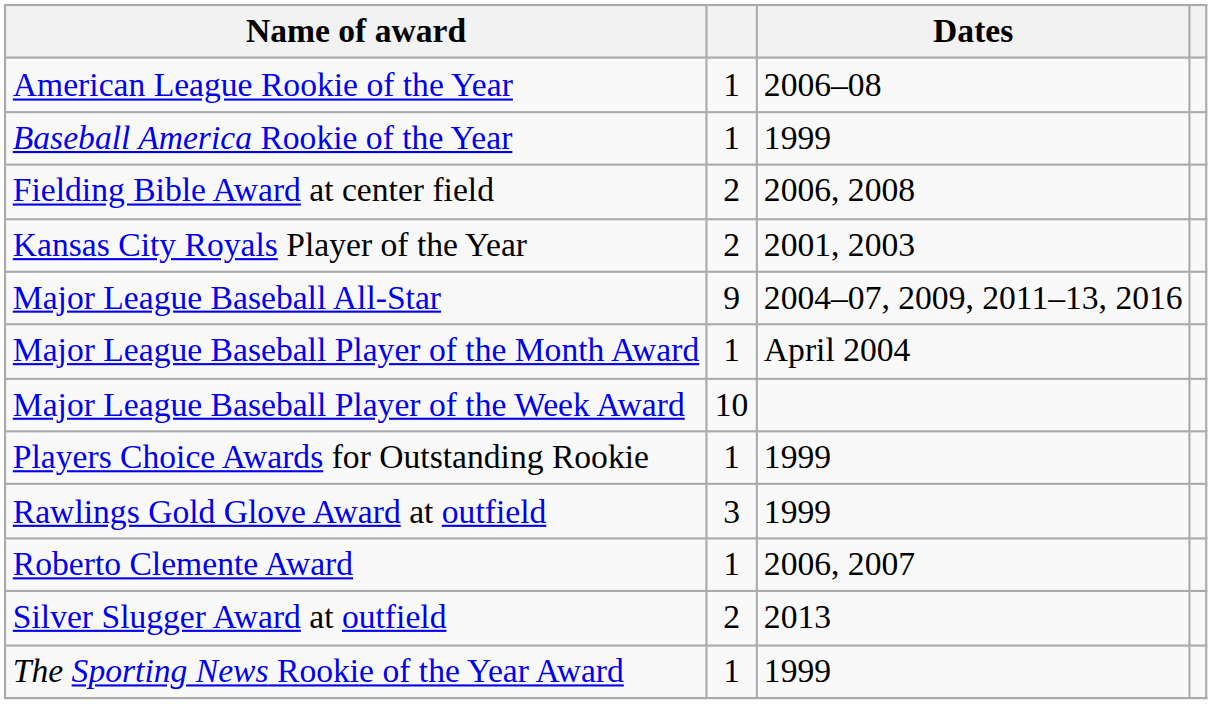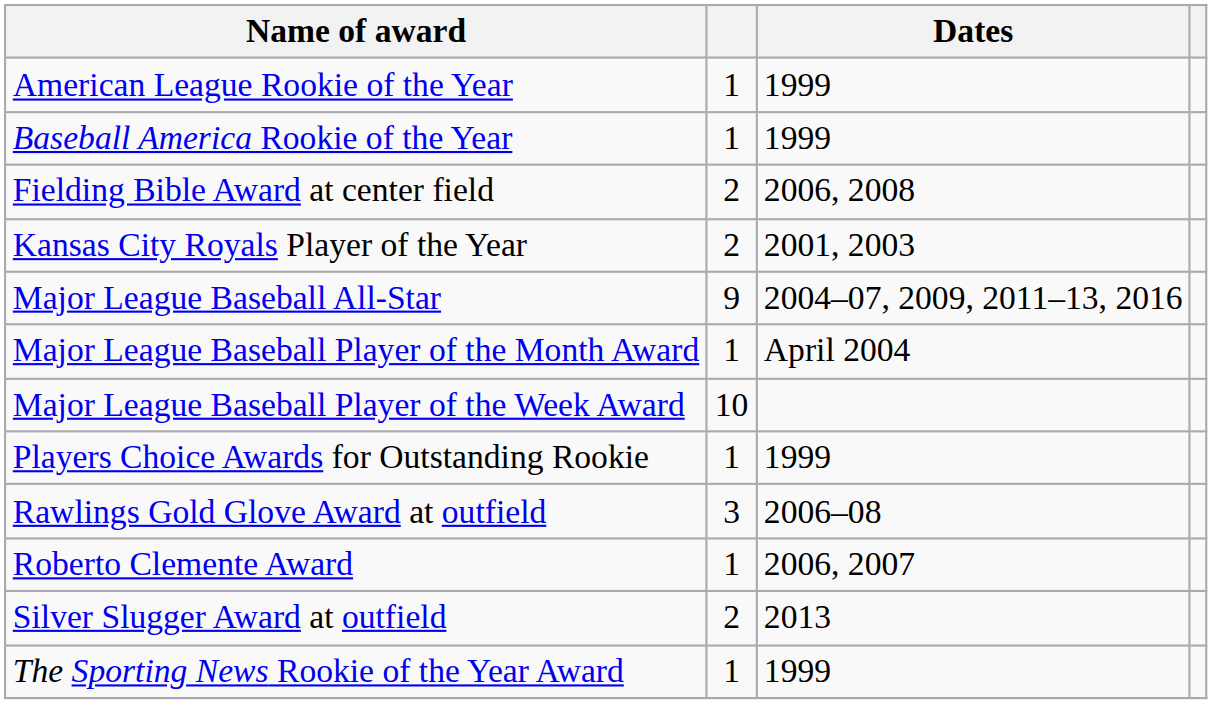(823, 84) 2006–08 -> (797, 84) 1999
(797, 510) 1999 -> (823, 510) 2006–08
